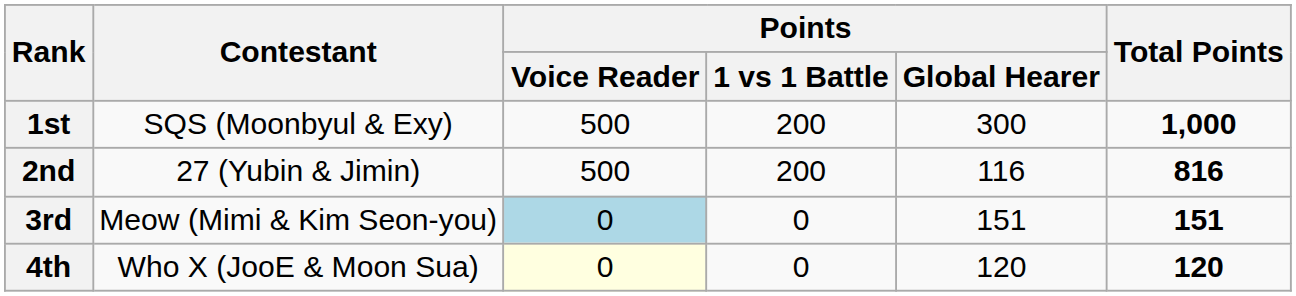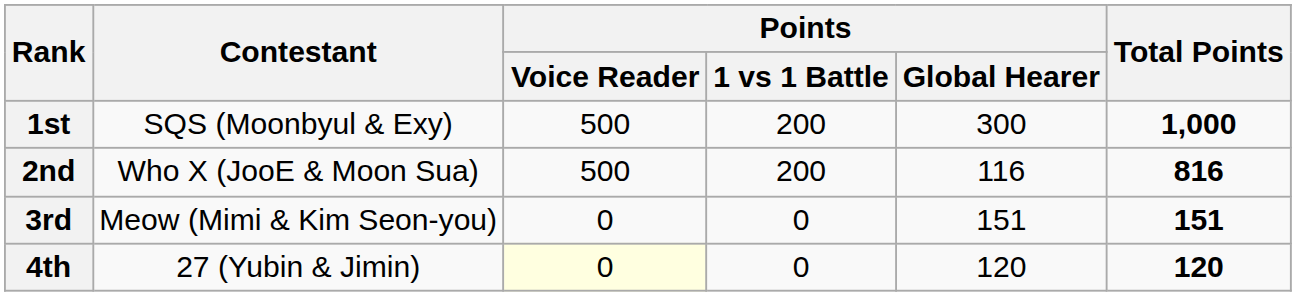(298, 171) 27 (Yubin & Jimin) -> (298, 171) Who X (JooE & Moon Sua)
(605, 219) lightblue background -> (605, 219) no background
(298, 266) Who X (JooE & Moon Sua) -> (298, 266) 27 (Yubin & Jimin)
